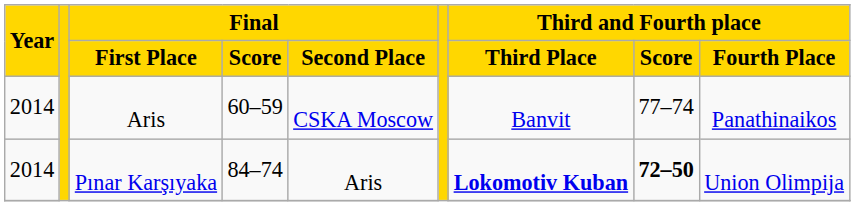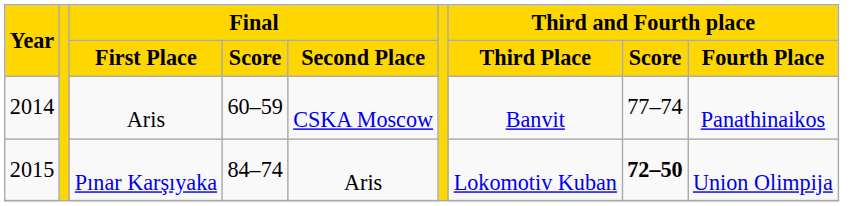(32, 168) 2014 -> (32, 168) 2015
(541, 181) bold -> (535, 181) normal
